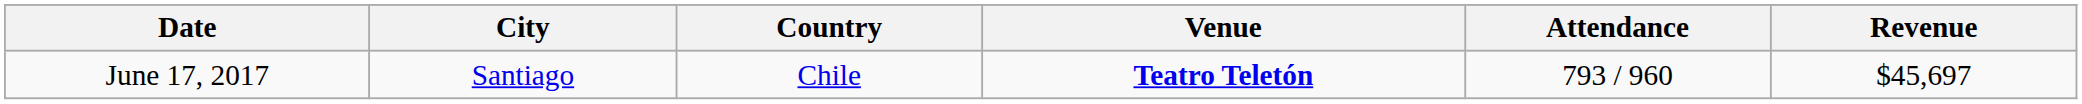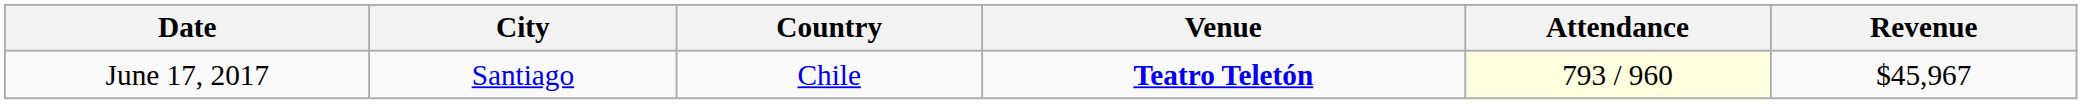(1617, 74) no background -> (1617, 74) lightyellow background
(1924, 74) $45,697 -> (1924, 74) $45,967
